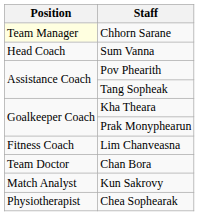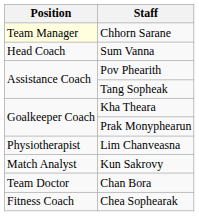(40, 145) Fitness Coach -> (44, 145) Physiotherapist
rows swapped: (132, 182) <-> (126, 164)
(44, 201) Physiotherapist -> (40, 201) Fitness Coach
